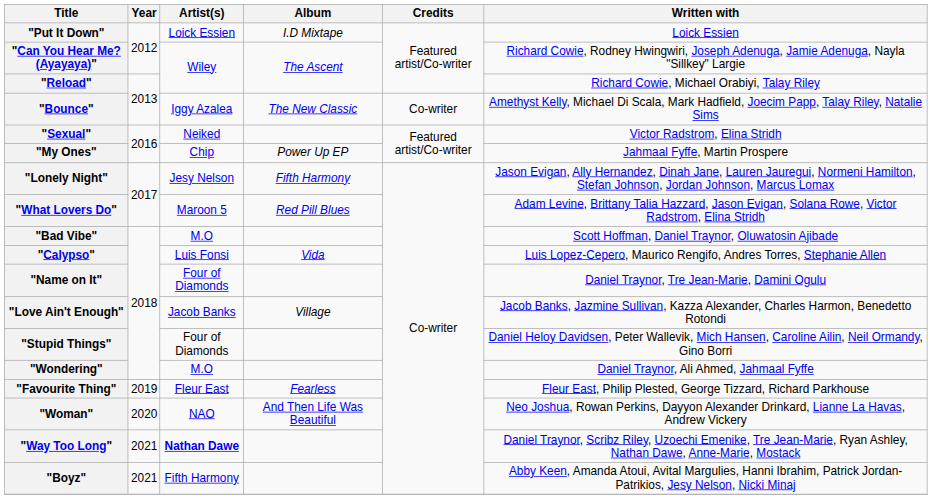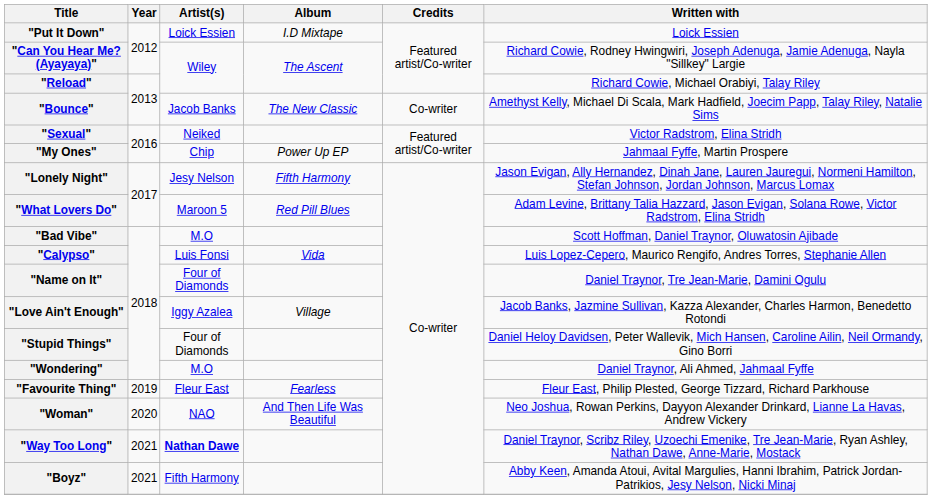(202, 108) Iggy Azalea -> (202, 108) Jacob Banks
(202, 312) Jacob Banks -> (202, 312) Iggy Azalea
